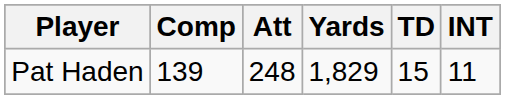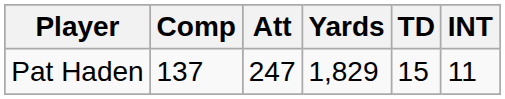(180, 71) 139 -> (180, 71) 137
(272, 71) 248 -> (272, 71) 247
